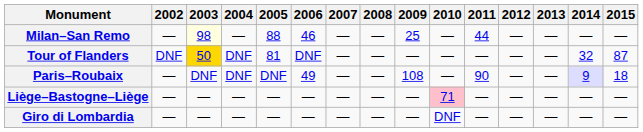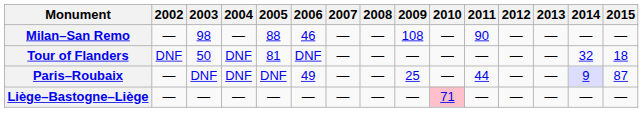(204, 35) lightyellow background -> (204, 35) no background
(413, 35) 25 -> (413, 35) 108
(482, 35) 44 -> (482, 35) 90
(204, 55) gold background -> (204, 55) no background
(621, 55) 87 -> (621, 55) 18
(413, 76) 108 -> (413, 76) 25
(482, 76) 90 -> (482, 76) 44
(621, 76) 18 -> (621, 76) 87
- row: (78, 117)
